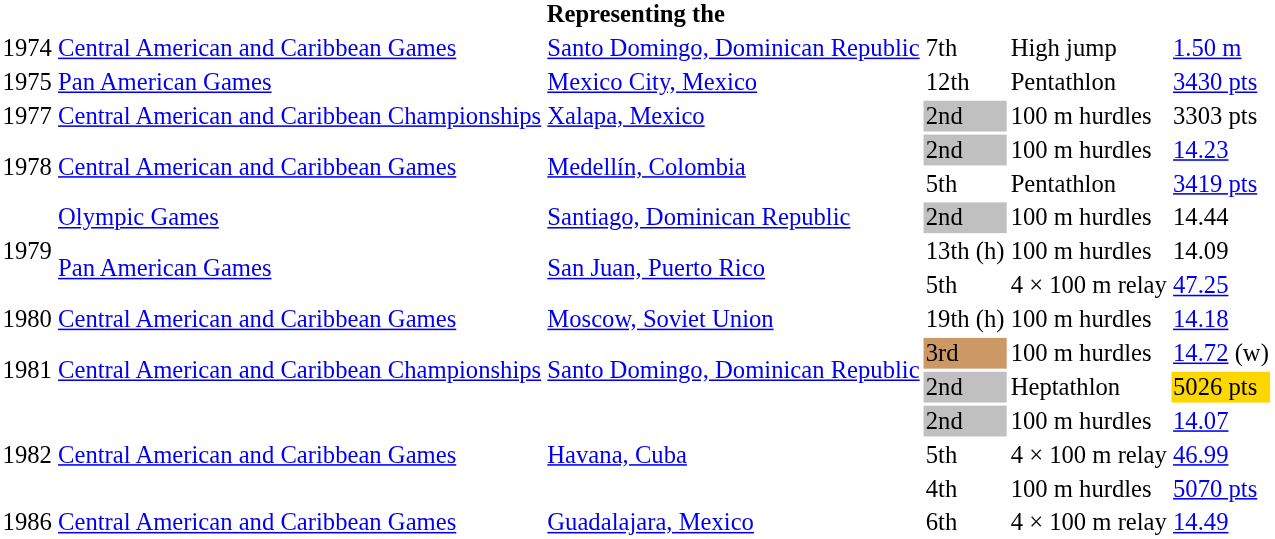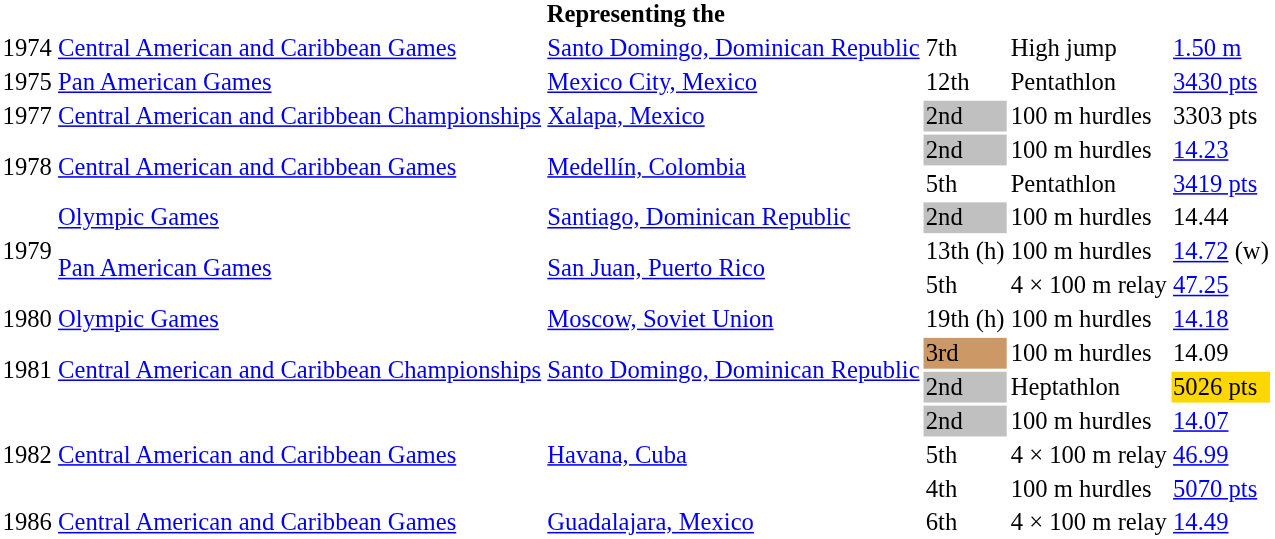(1201, 251) 14.09 -> (1221, 251) 14.72 (w)
(257, 319) Central American and Caribbean Games -> (138, 319) Olympic Games
(1221, 353) 14.72 (w) -> (1201, 353) 14.09
